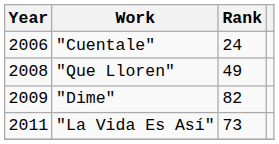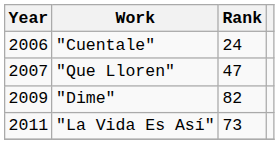(28, 72) 2008 -> (28, 72) 2007
(232, 72) 49 -> (232, 72) 47
